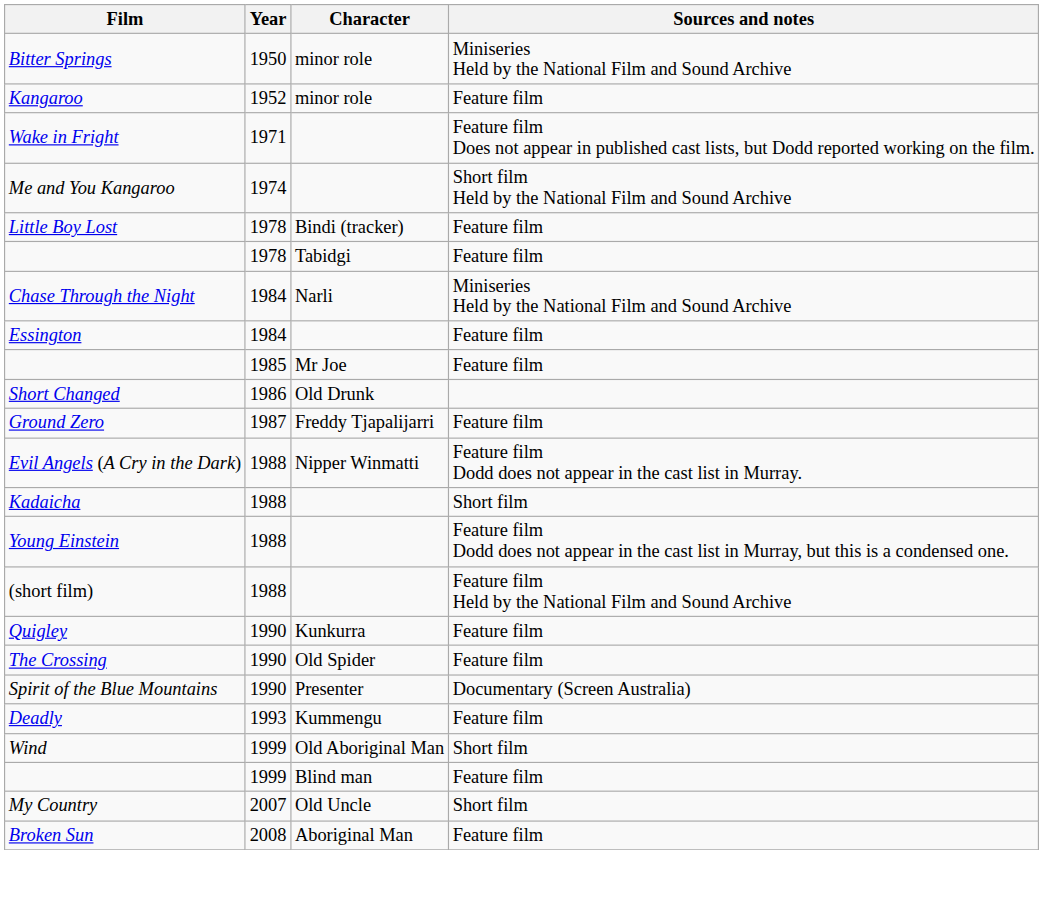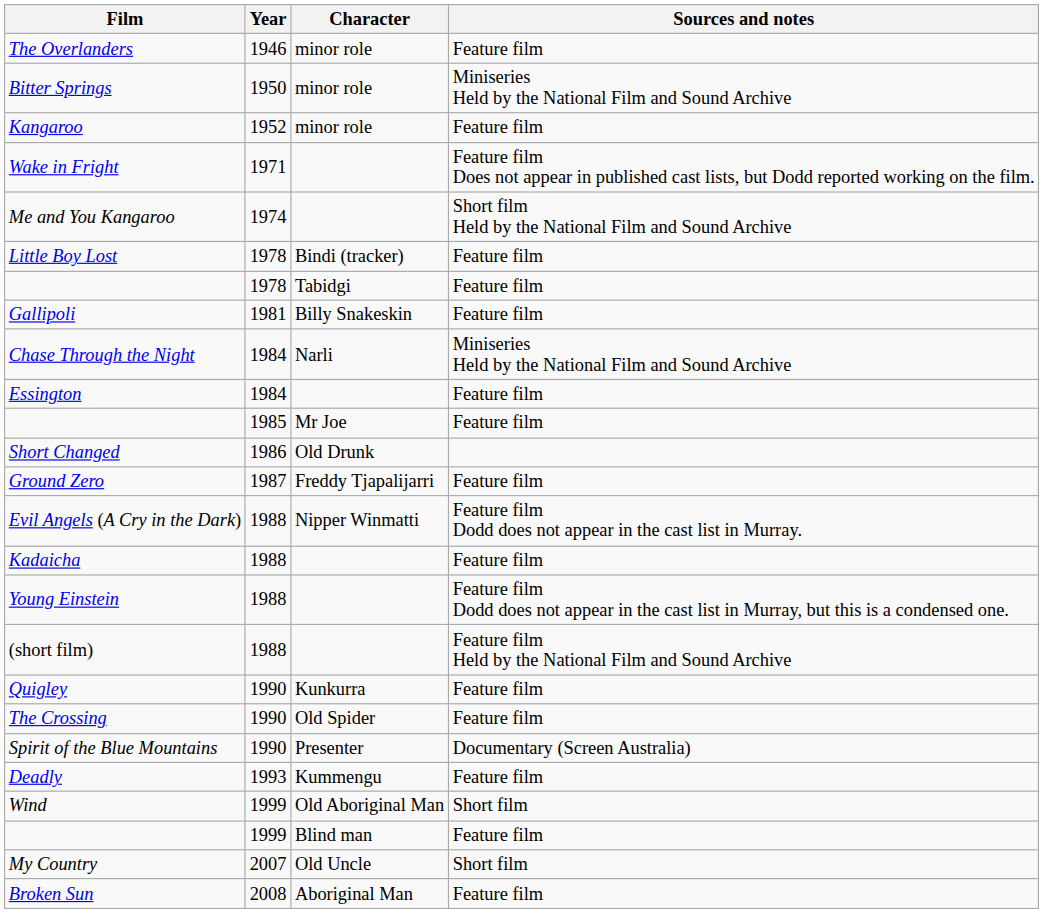+ row: (71, 48)
+ row: (42, 314)
(490, 501) Short film -> (498, 560) Feature film
